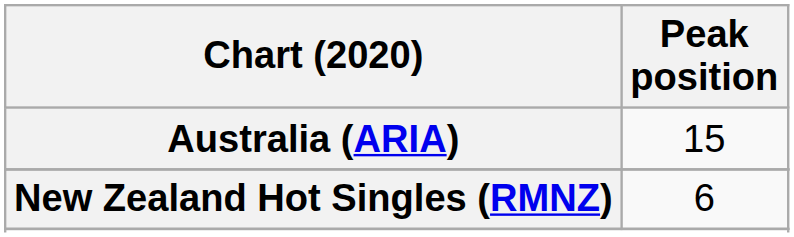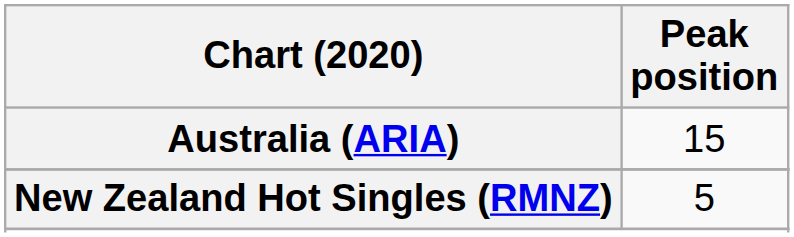(704, 198) 6 -> (704, 198) 5
